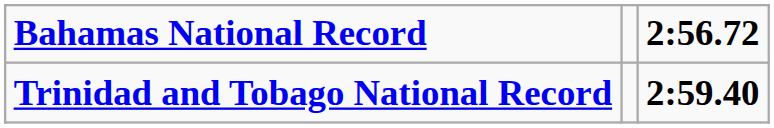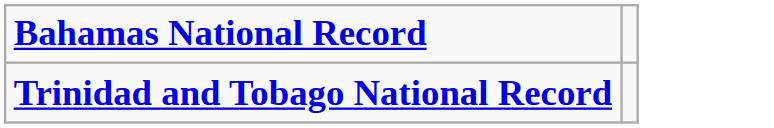- column: (703, 33)
